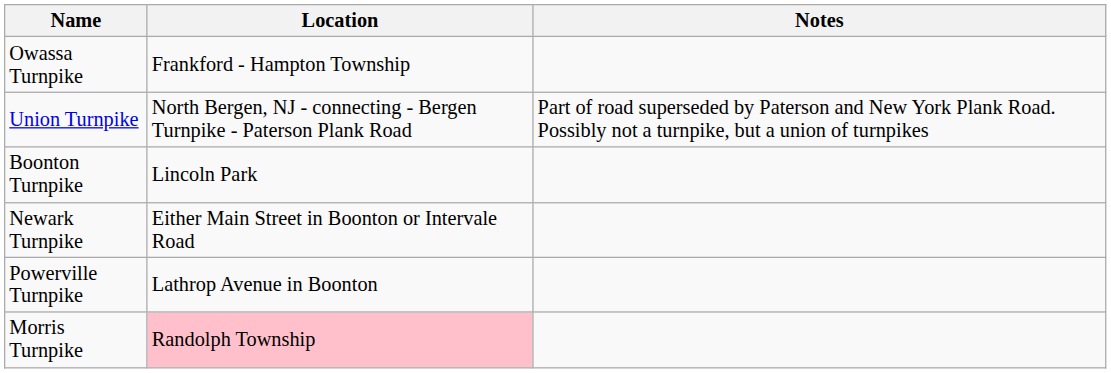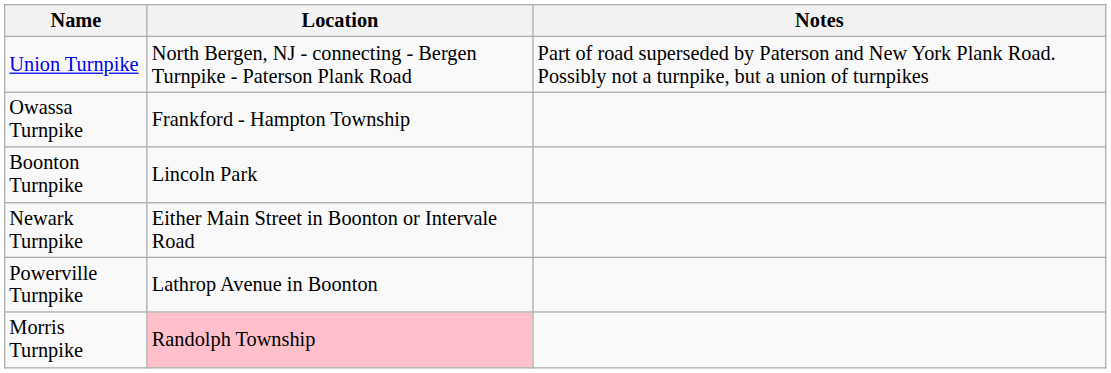rows swapped: (74, 119) <-> (46, 64)
